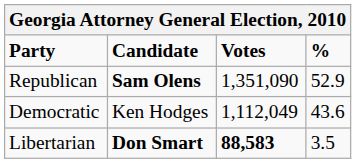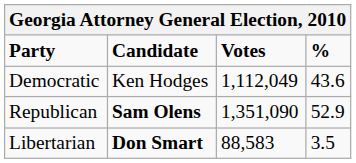rows swapped: (53, 81) <-> (54, 111)
(248, 142) bold -> (248, 142) normal
